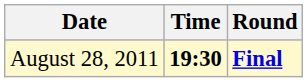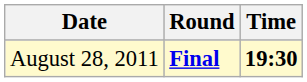columns swapped: (196, 22) <-> (265, 22)
